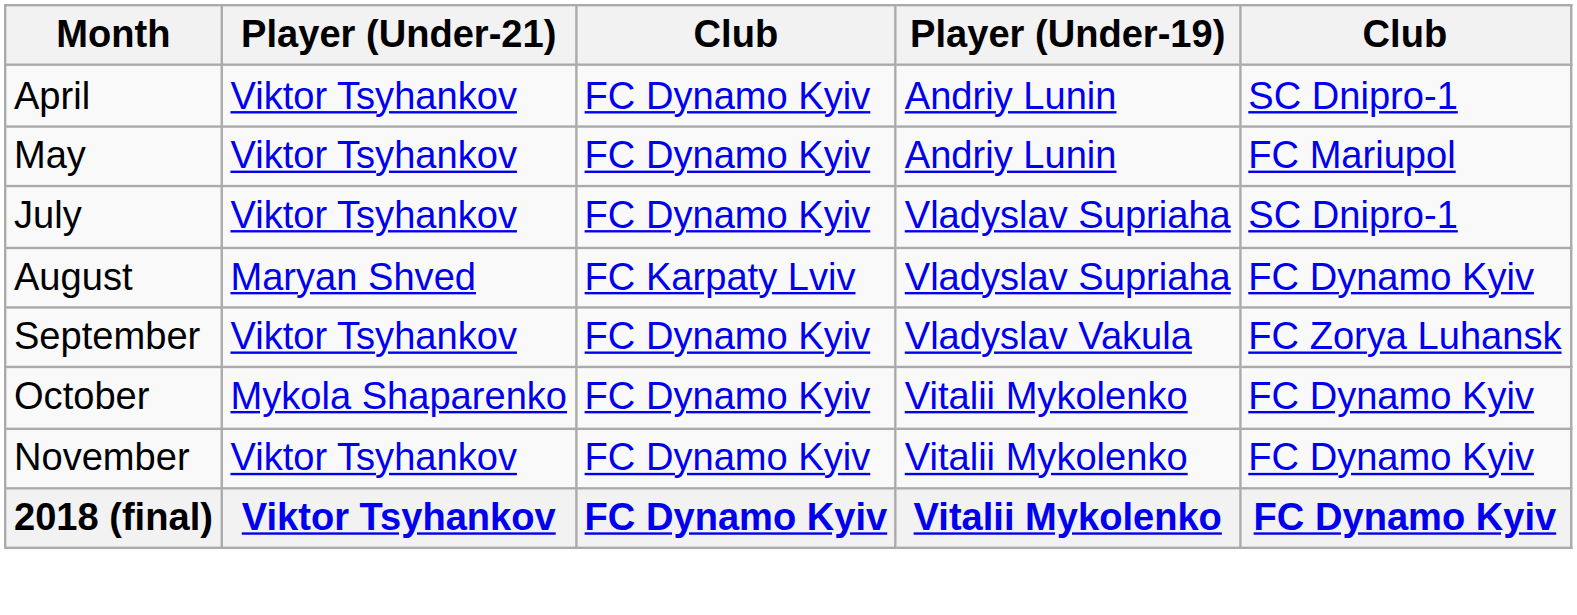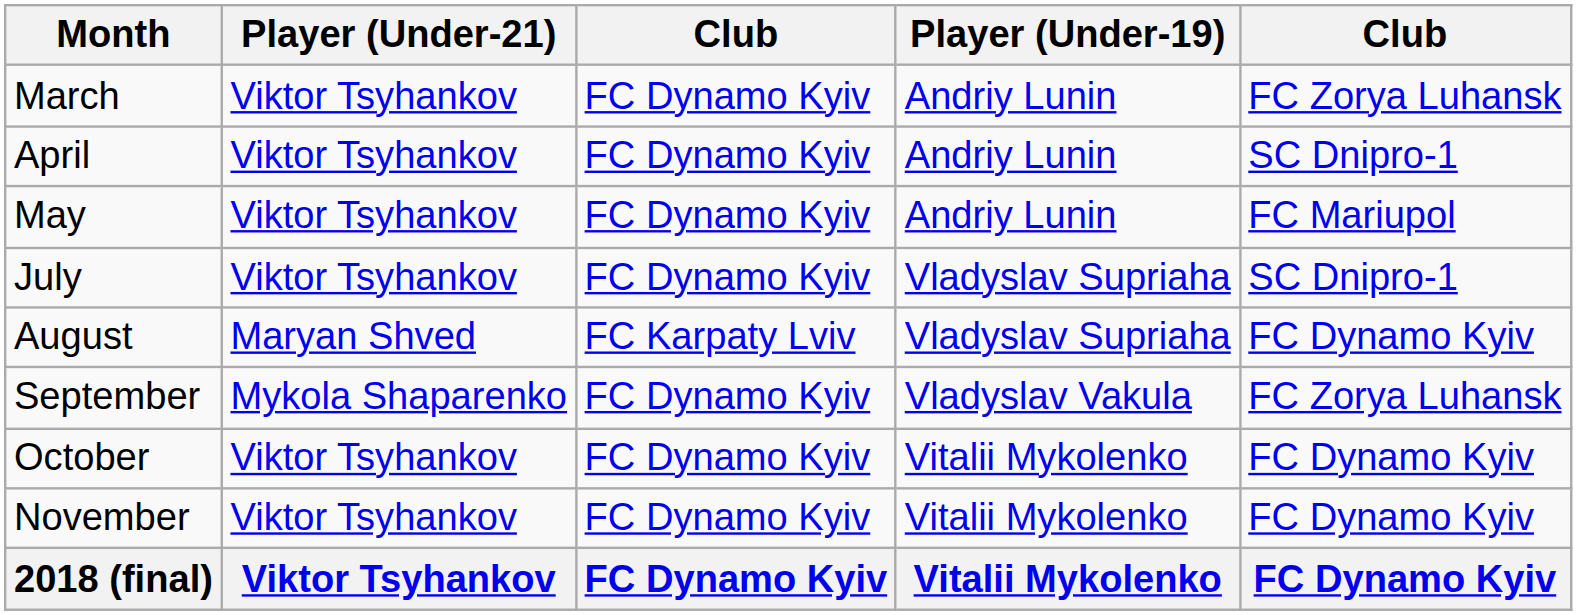+ row: (67, 95)
(374, 336) Viktor Tsyhankov -> (399, 397) Mykola Shaparenko
(399, 397) Mykola Shaparenko -> (374, 457) Viktor Tsyhankov
